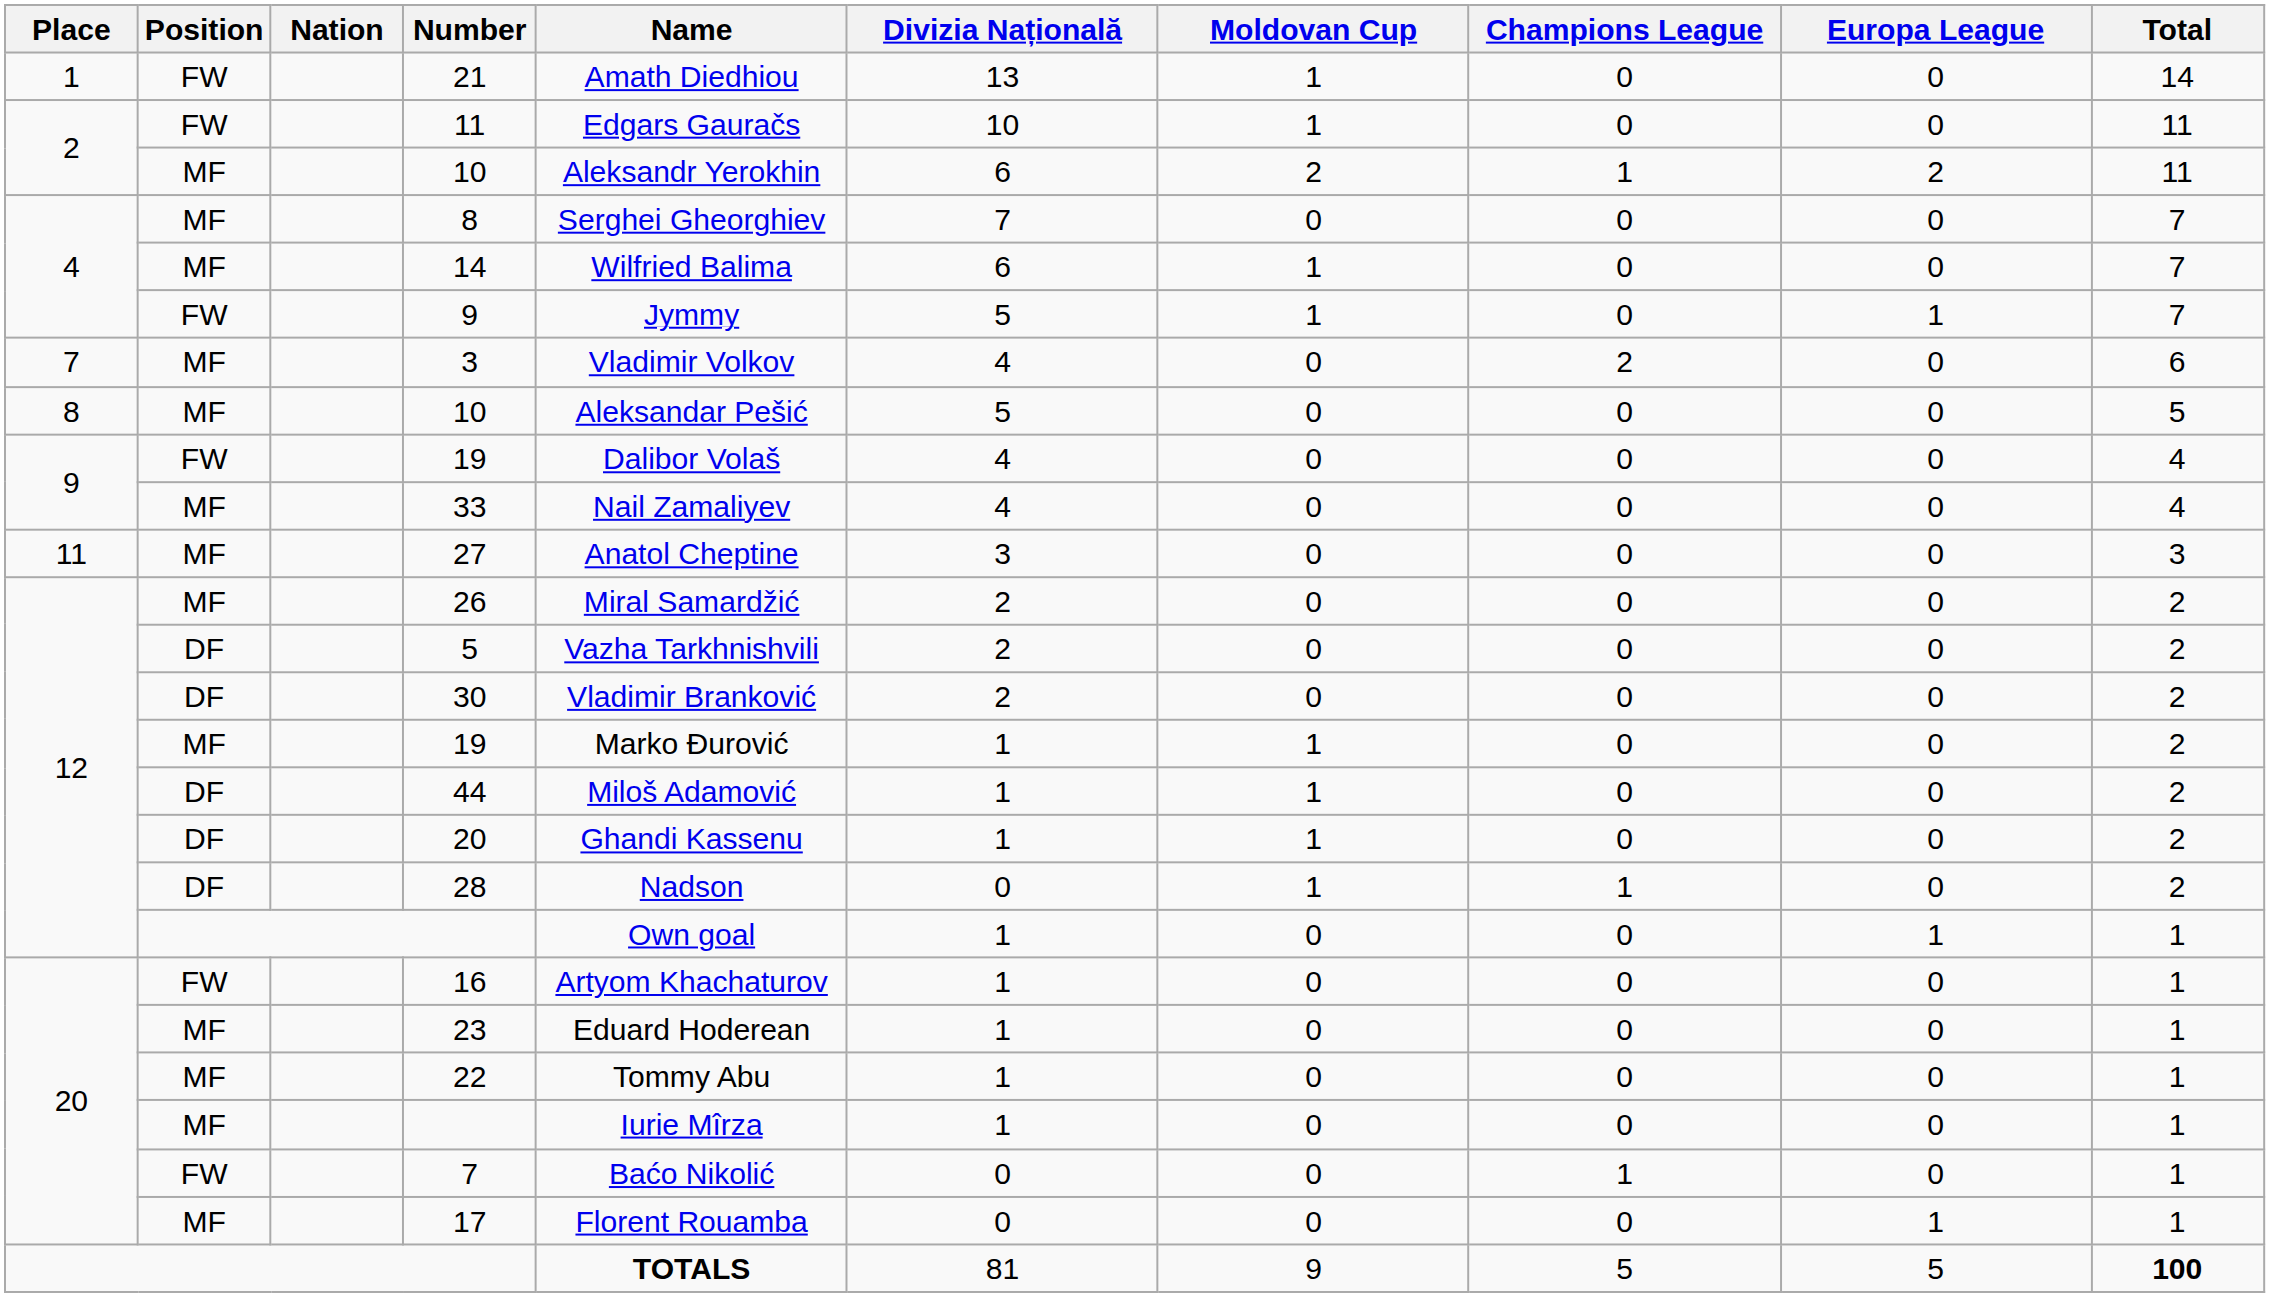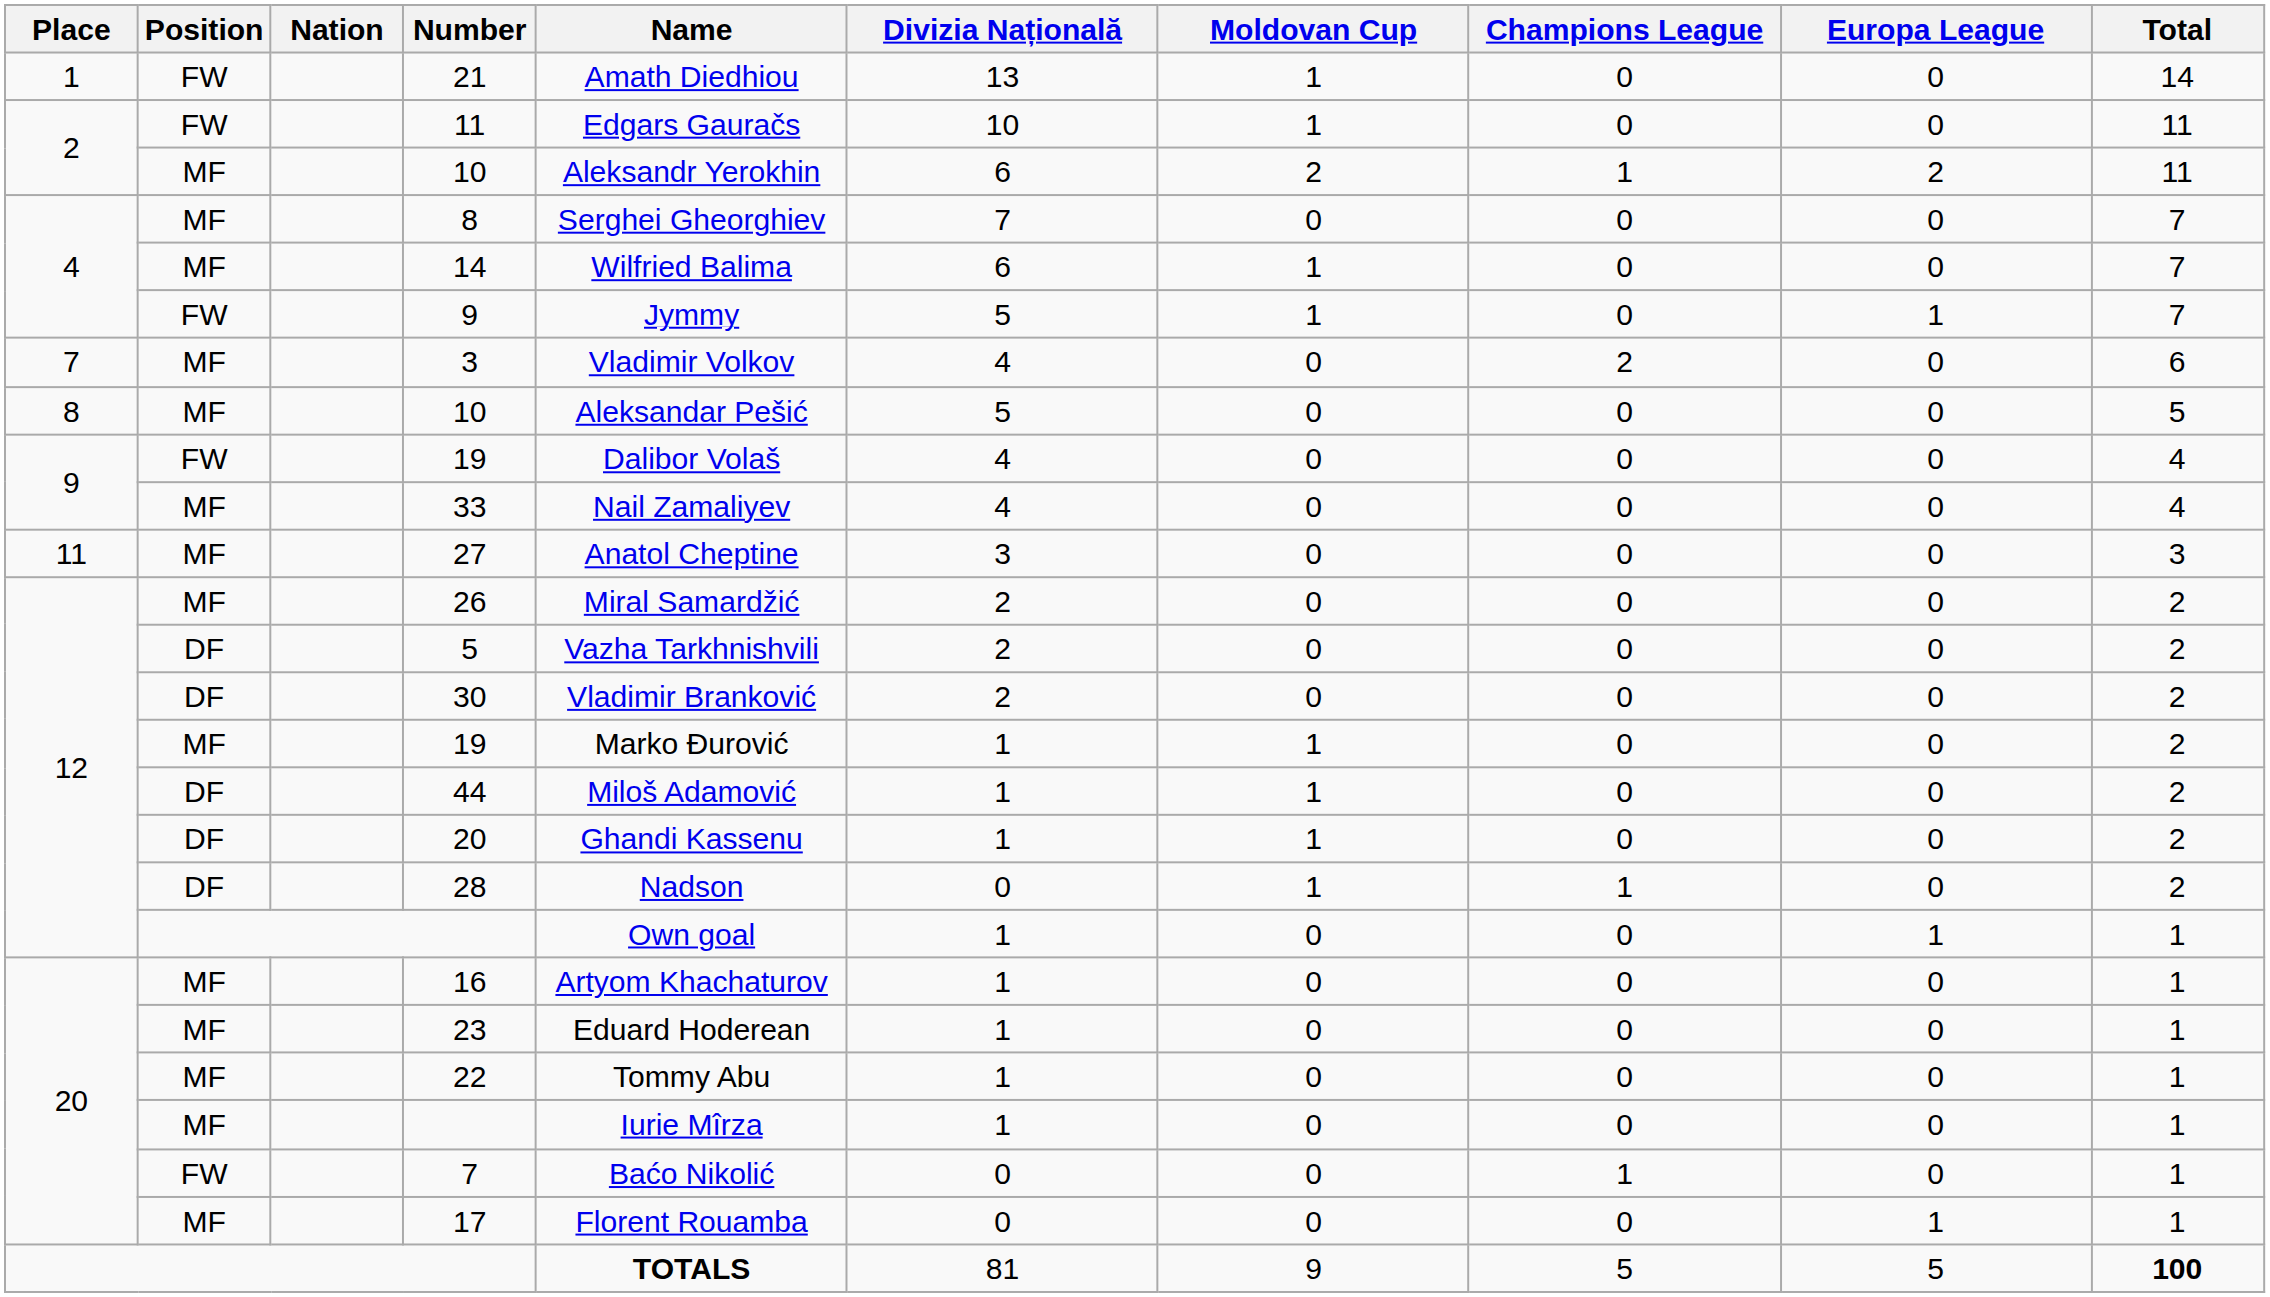(204, 982) FW -> (204, 982) MF
